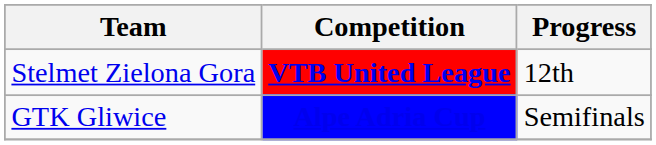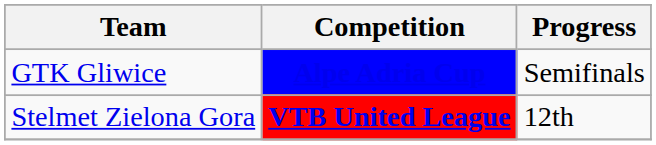rows swapped: (133, 71) <-> (89, 116)
